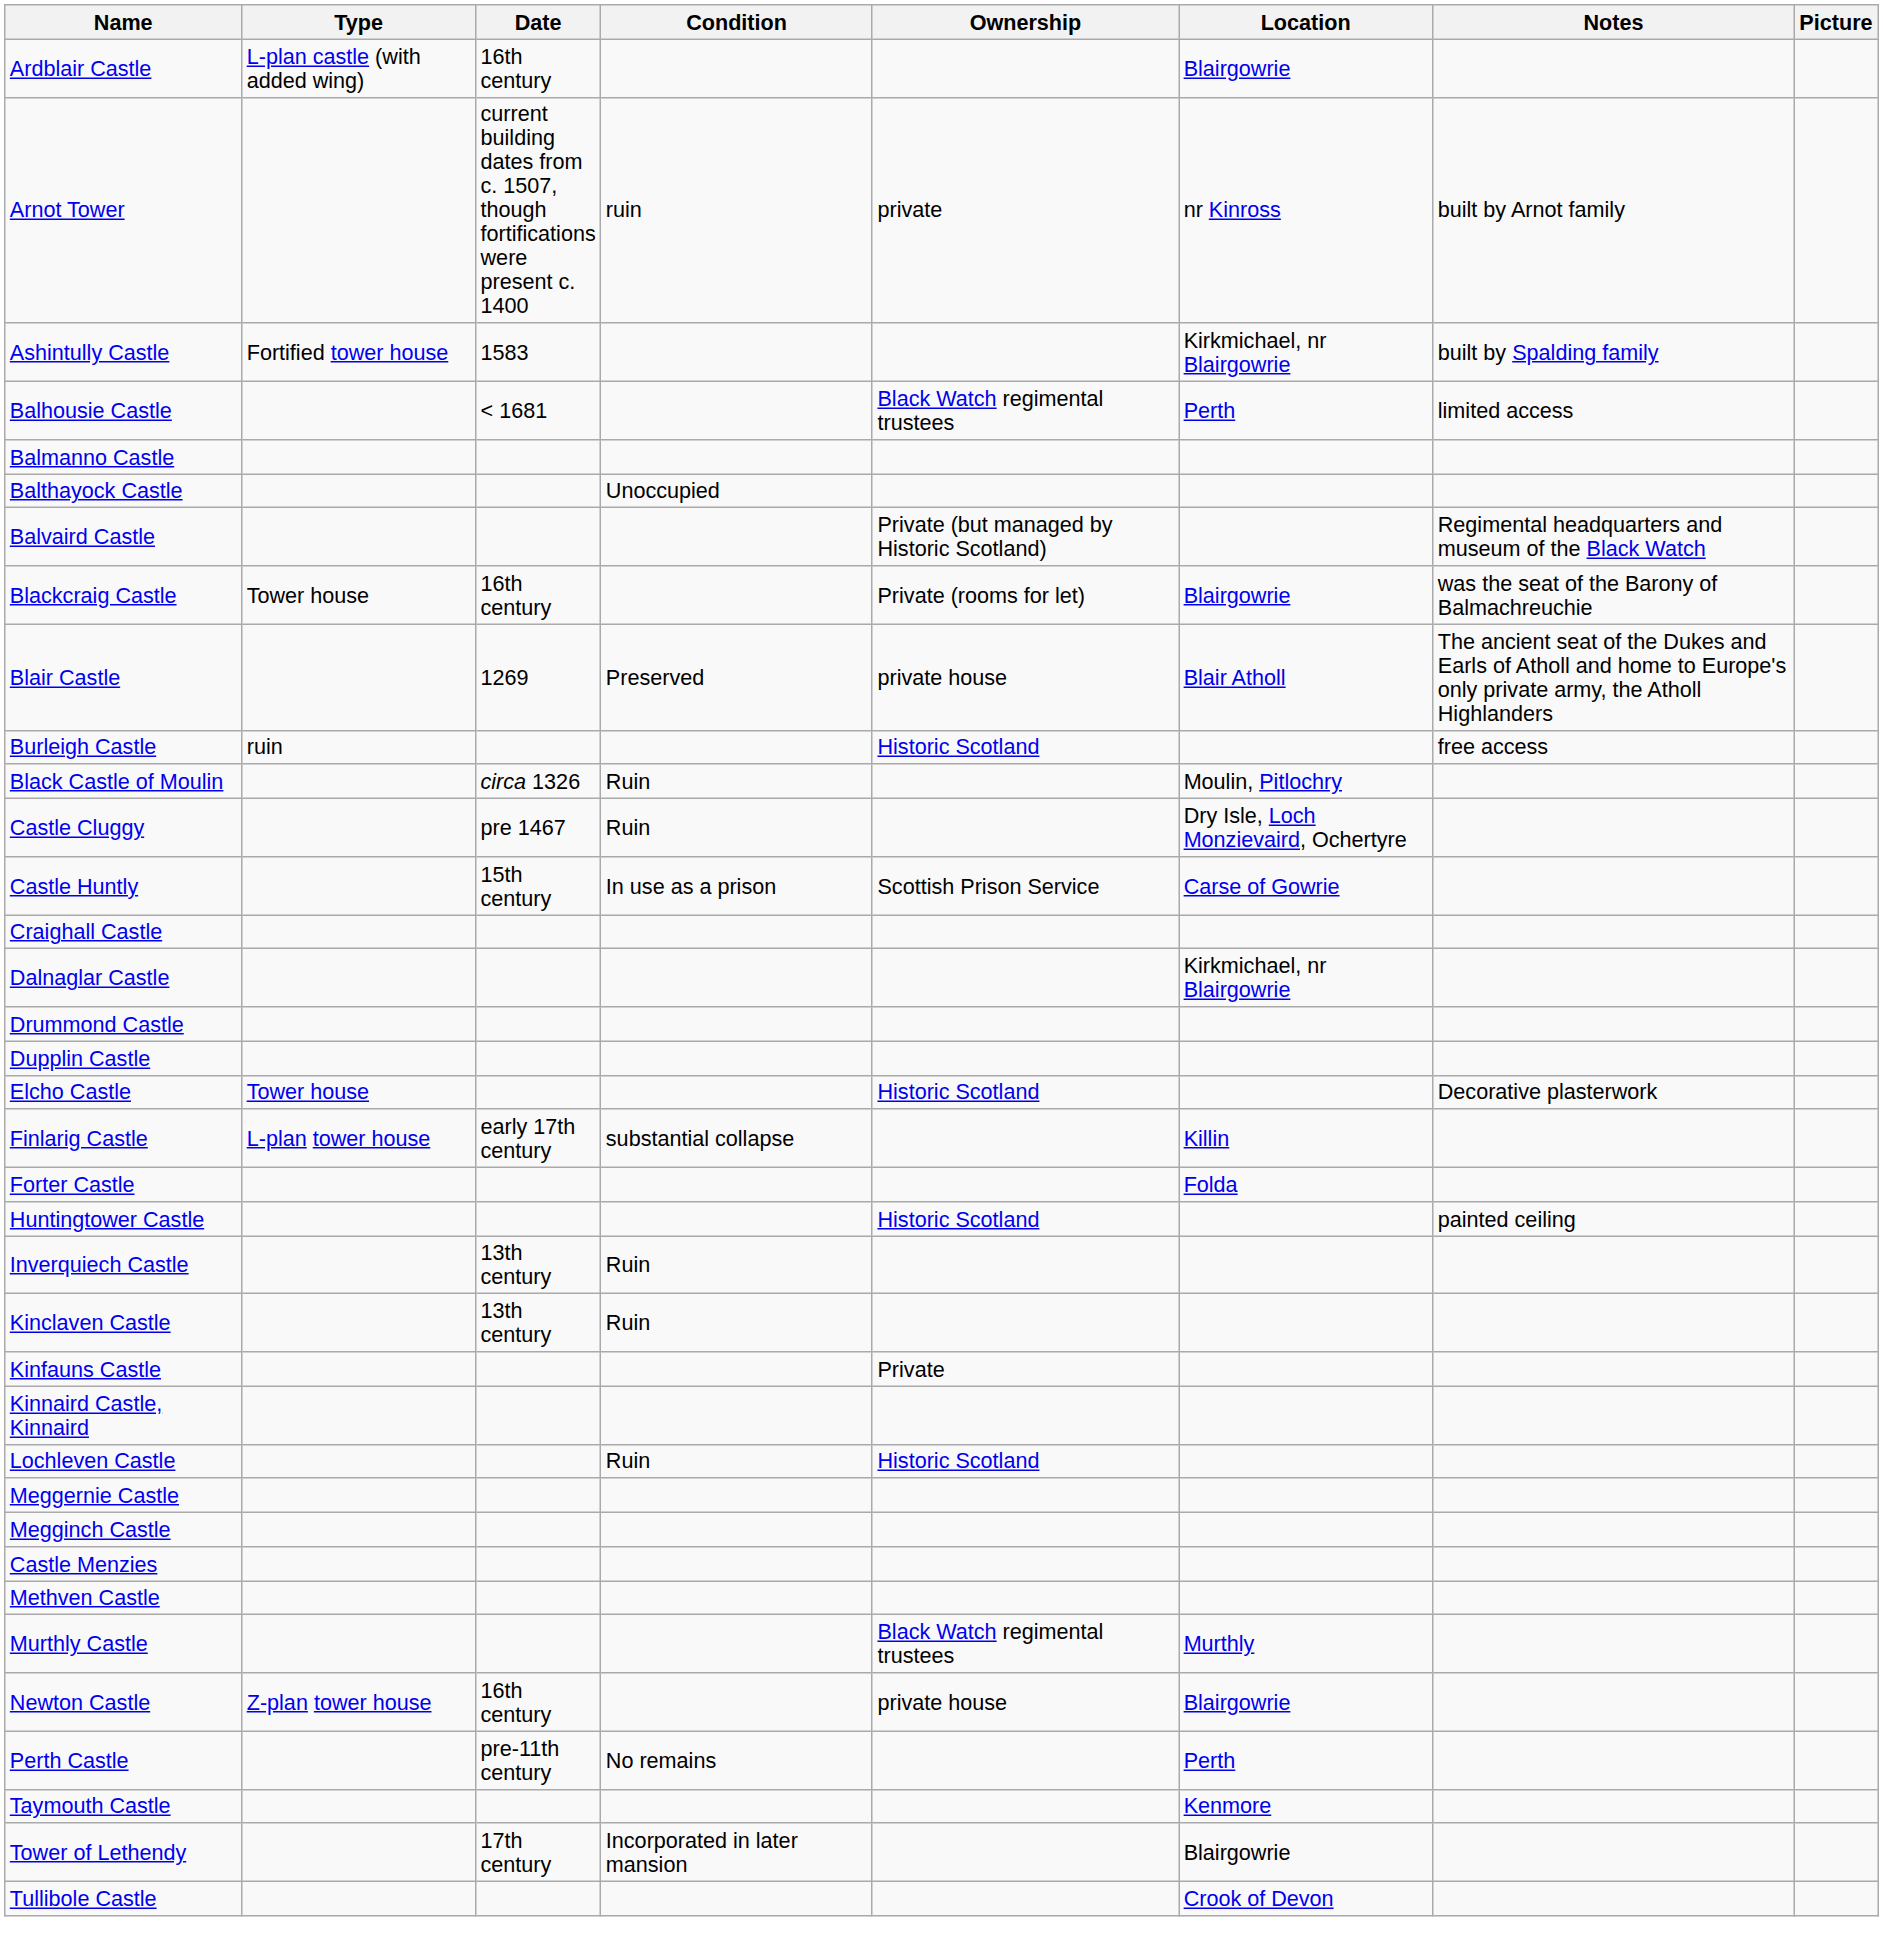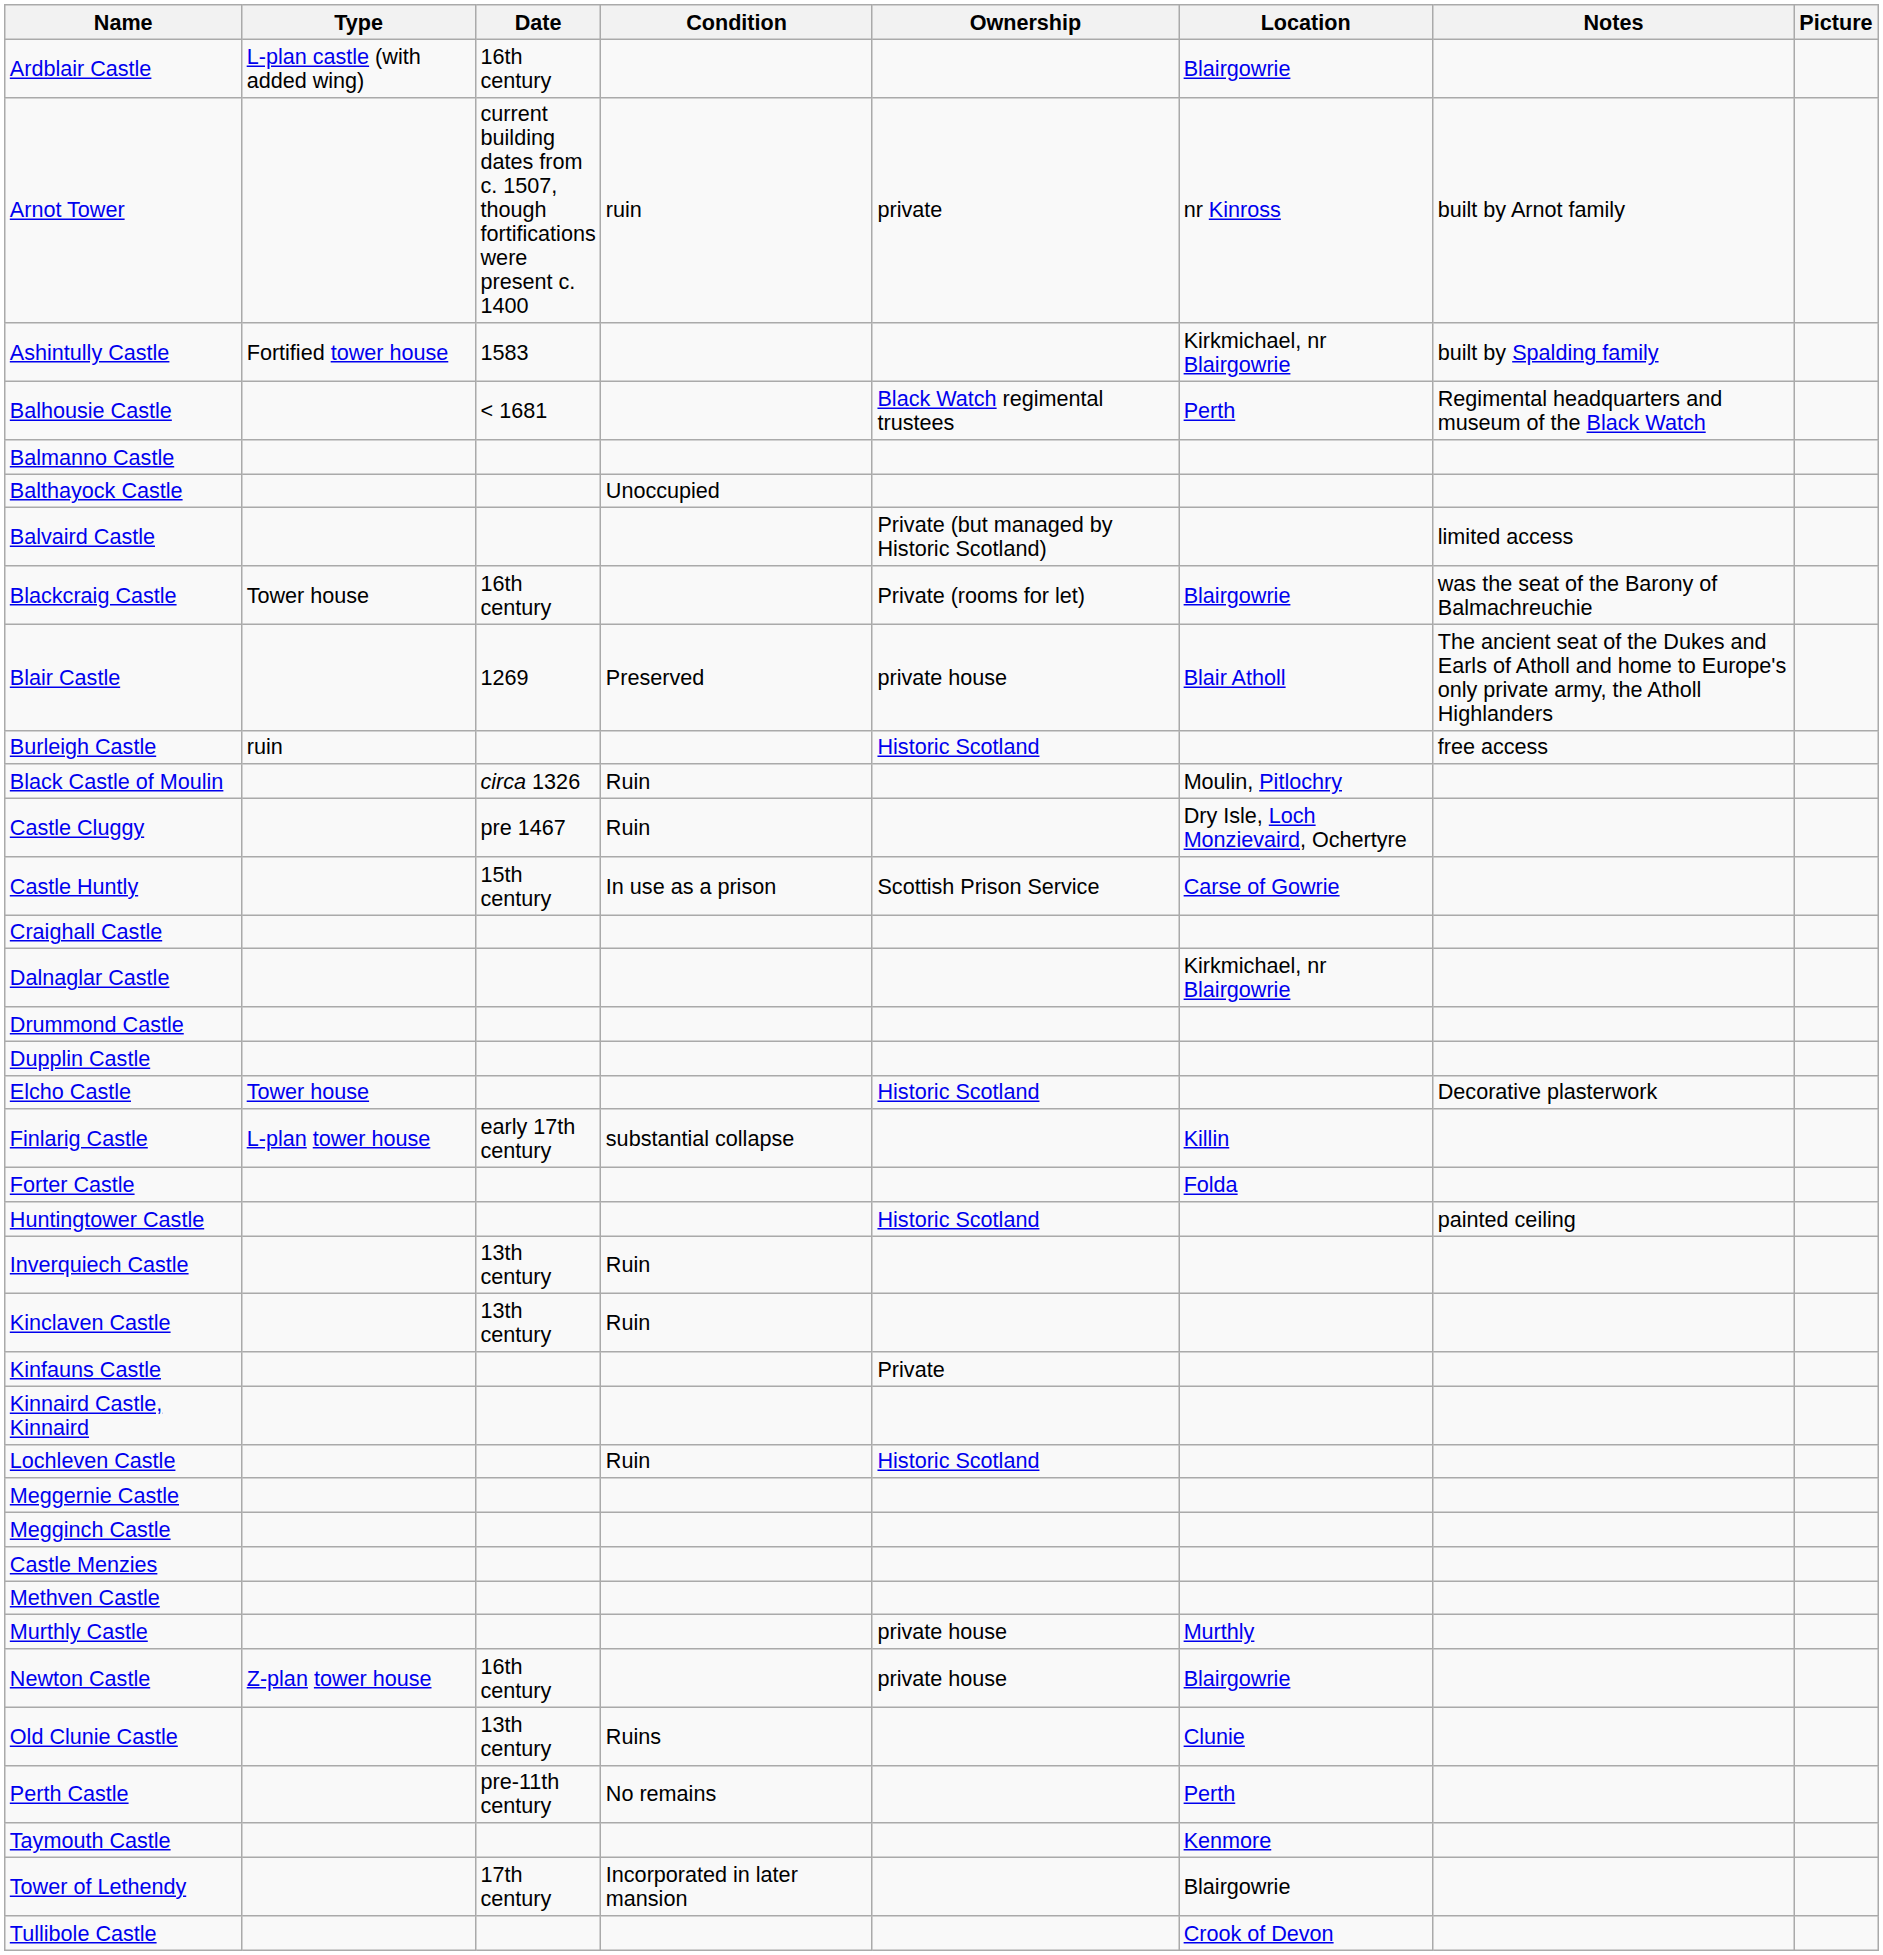(1506, 411) limited access -> (1580, 411) Regimental headquarters and museum of the Black Watch
(1580, 537) Regimental headquarters and museum of the Black Watch -> (1506, 537) limited access
(990, 1644) Black Watch regimental trustees -> (942, 1632) private house
+ row: (94, 1736)
